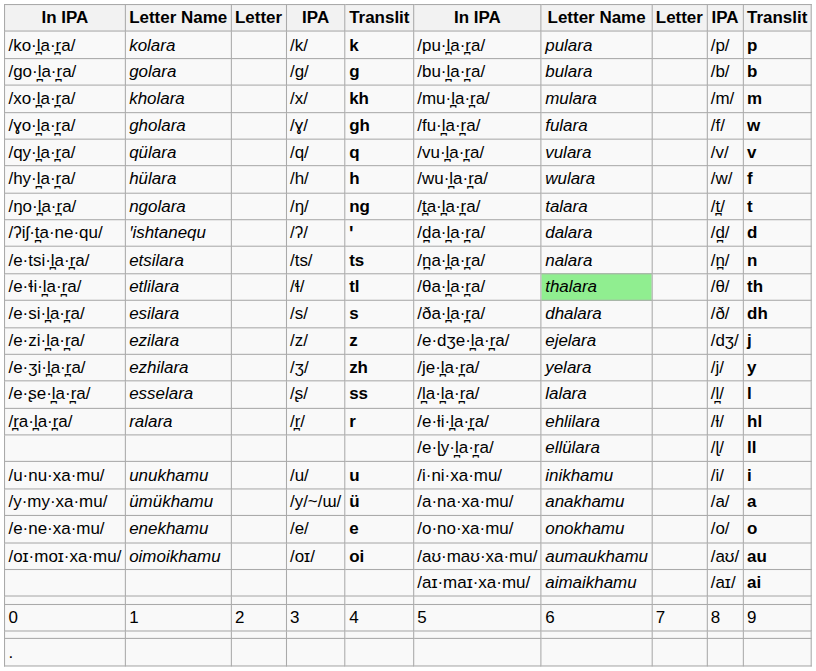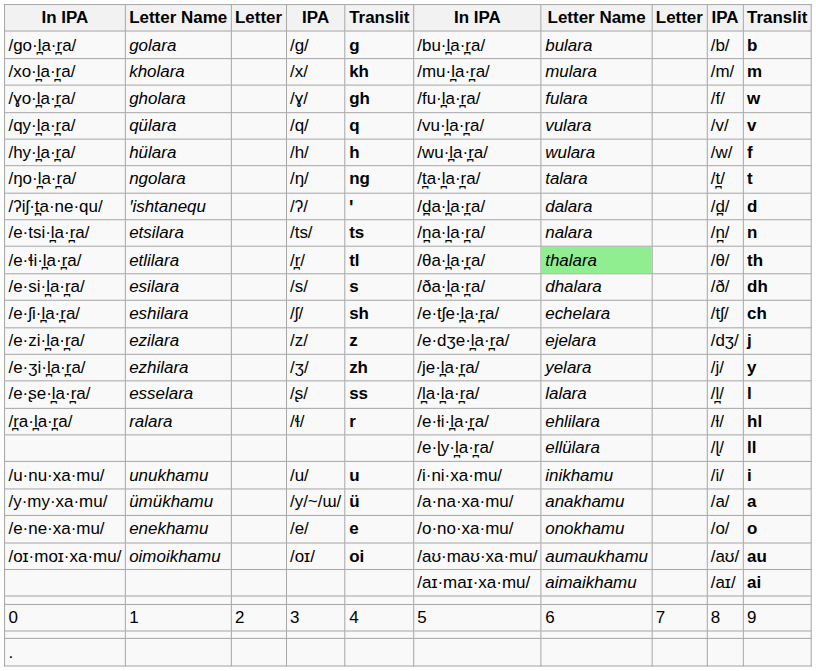- row: (42, 44)
(297, 286) /ɬ/ -> (297, 260) /r̪/
+ row: (44, 313)
(297, 421) /r̪/ -> (297, 421) /ɬ/
